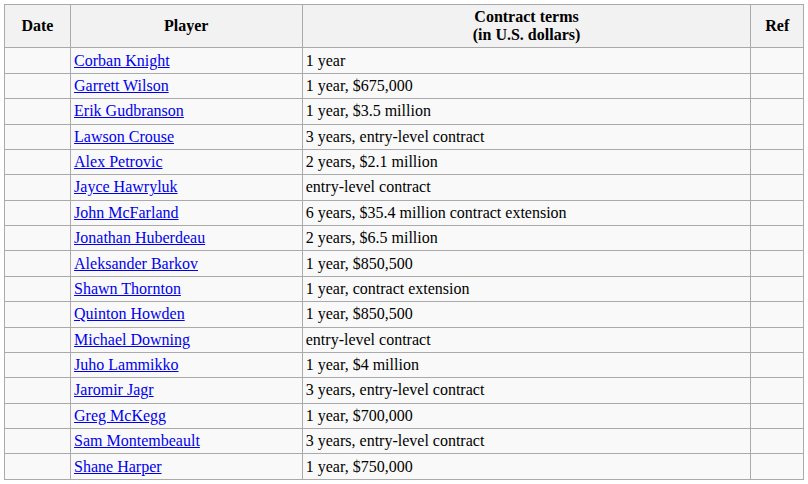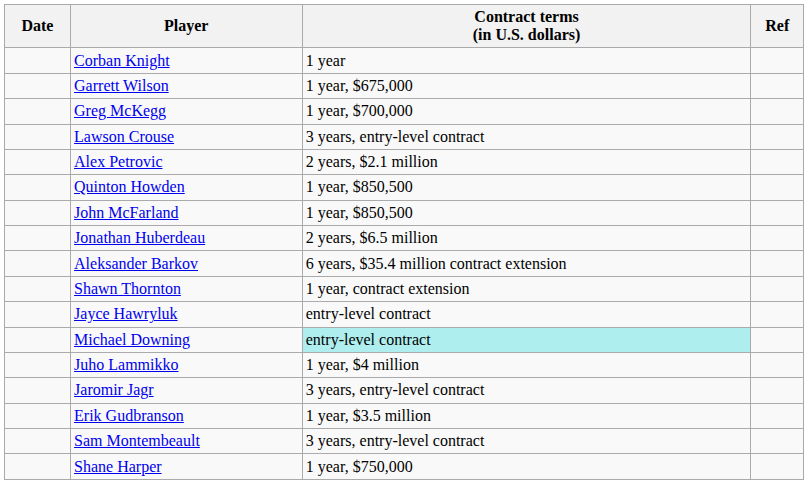rows swapped: (120, 415) <-> (129, 111)
rows swapped: (129, 314) <-> (126, 187)
(436, 212) 6 years, $35.4 million contract extension -> (359, 212) 1 year, $850,500
(359, 263) 1 year, $850,500 -> (436, 263) 6 years, $35.4 million contract extension
(368, 339) no background -> (368, 339) paleturquoise background
